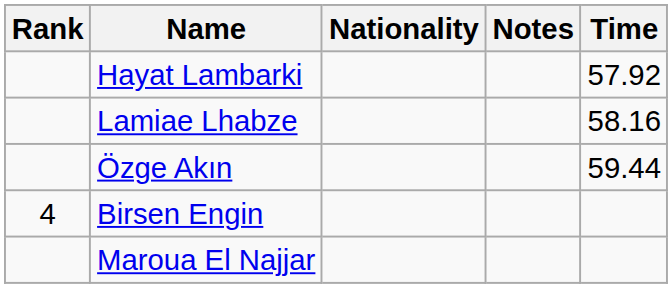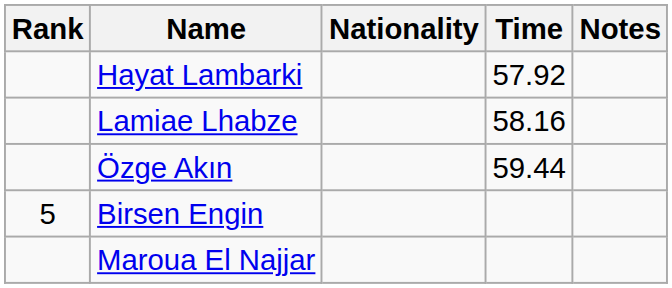columns swapped: (624, 28) <-> (533, 28)
(48, 214) 4 -> (48, 214) 5
